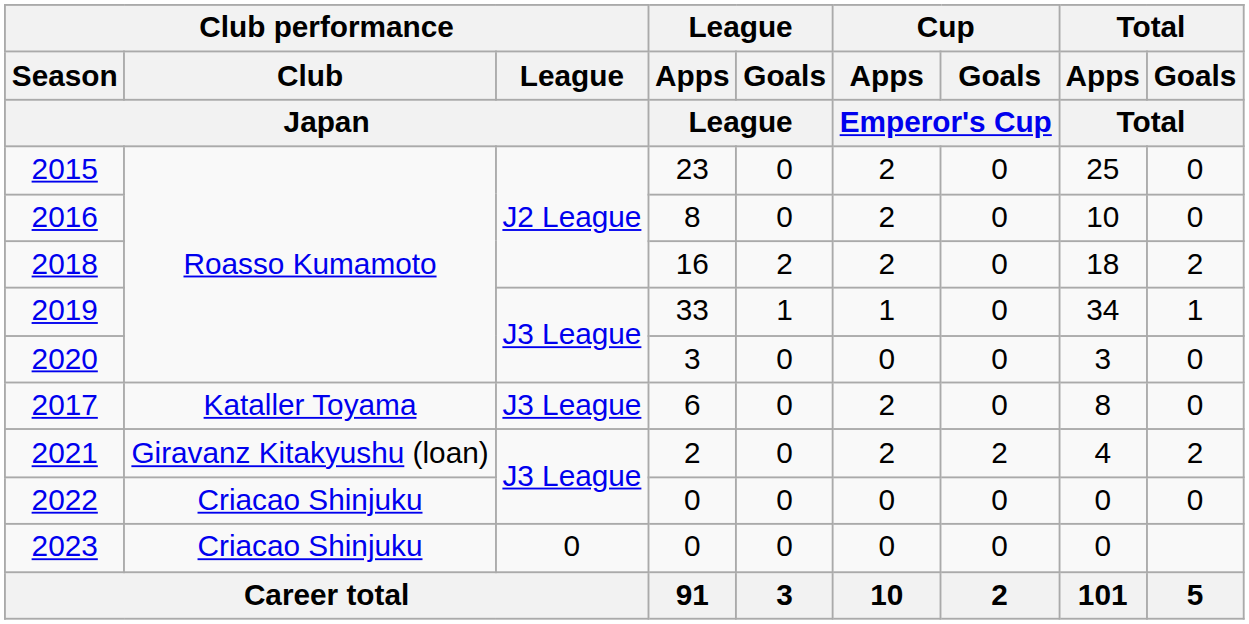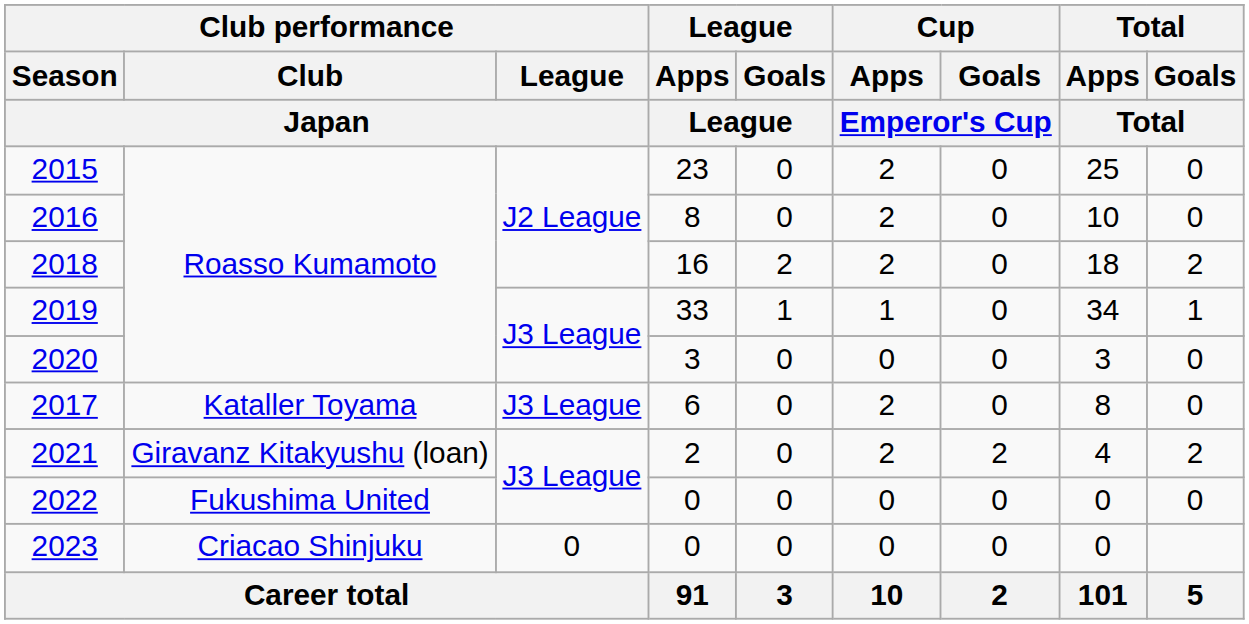(310, 500) Criacao Shinjuku -> (310, 500) Fukushima United
